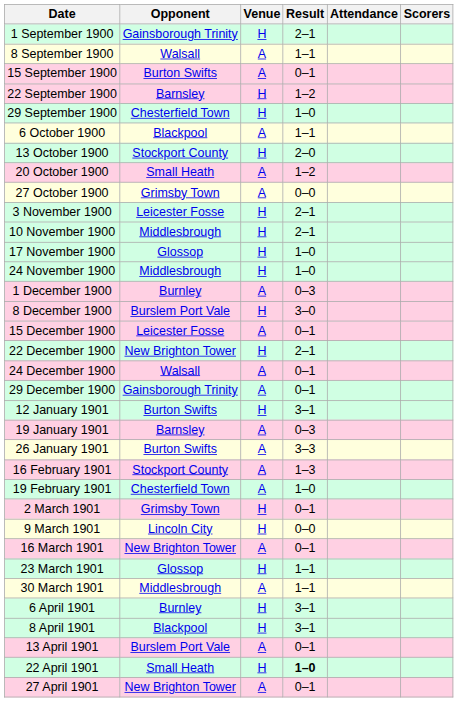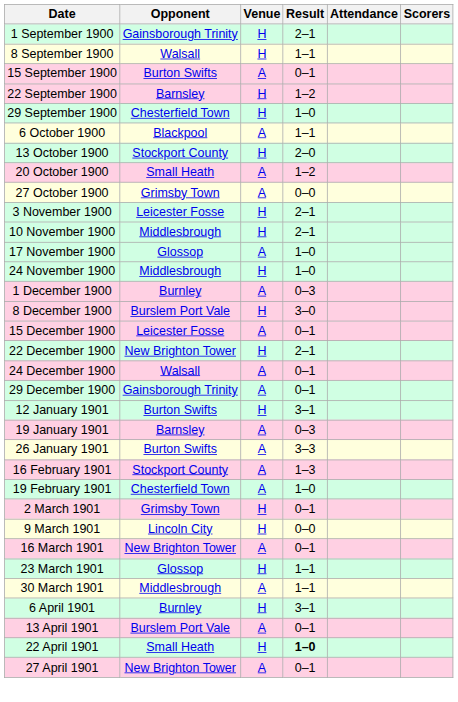(262, 53) A -> (262, 53) H
(262, 251) H -> (262, 251) A
- row: (62, 627)
